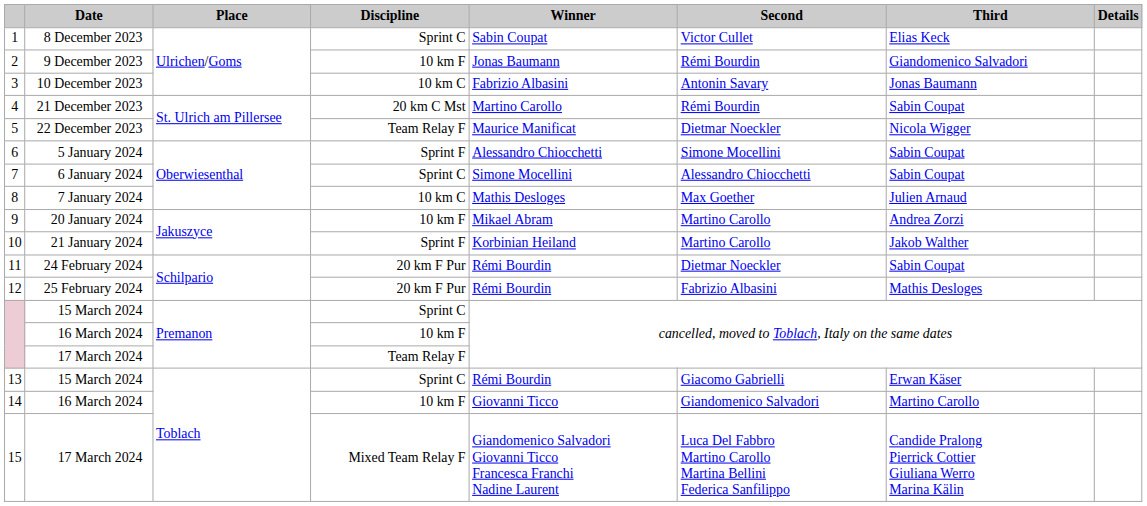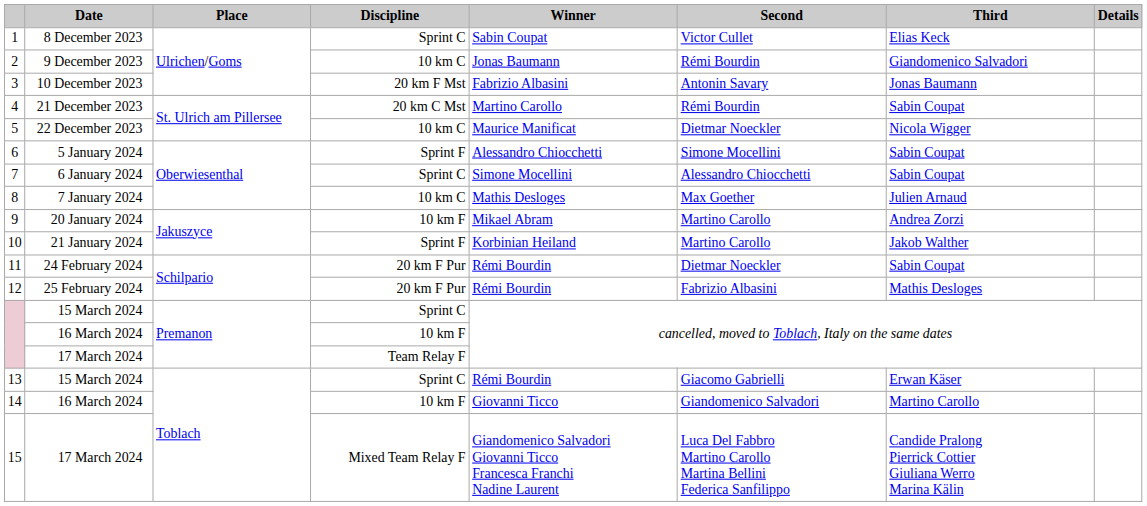(442, 61) 10 km F -> (442, 61) 10 km C
(442, 83) 10 km C -> (430, 83) 20 km F Mst
(427, 129) Team Relay F -> (442, 129) 10 km C
